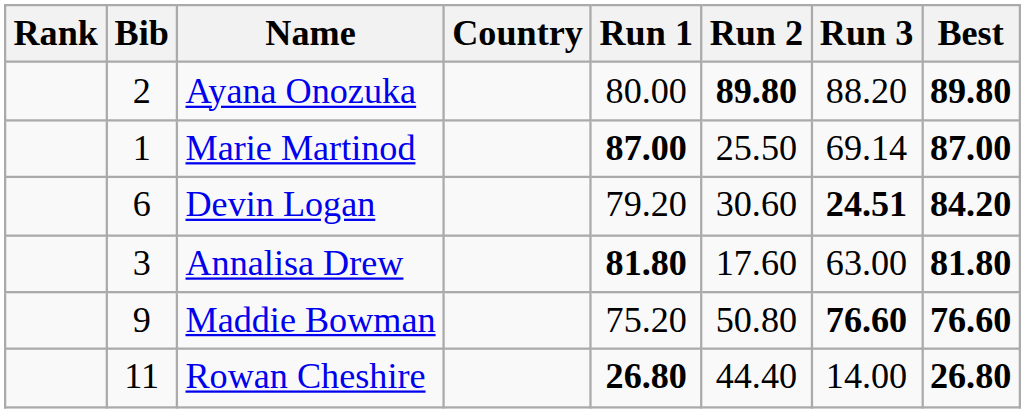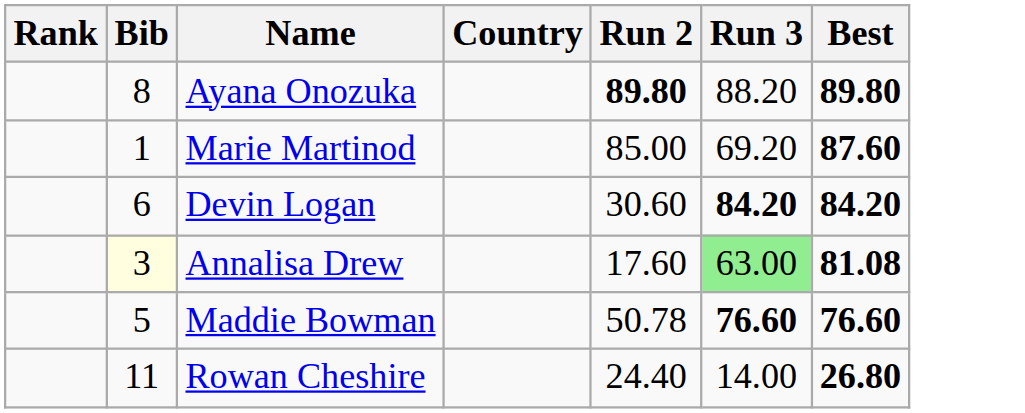- column: (646, 33)
(142, 90) 2 -> (142, 90) 8
(756, 147) 25.50 -> (646, 147) 85.00
(867, 147) 69.14 -> (756, 147) 69.20
(971, 147) 87.00 -> (860, 147) 87.60
(867, 205) 24.51 -> (756, 205) 84.20
(142, 262) no background -> (142, 262) lightyellow background
(867, 262) no background -> (756, 262) lightgreen background
(971, 262) 81.80 -> (860, 262) 81.08
(142, 319) 9 -> (142, 319) 5
(756, 319) 50.80 -> (646, 319) 50.78
(756, 377) 44.40 -> (646, 377) 24.40
